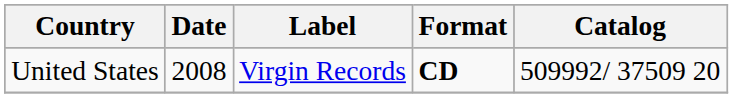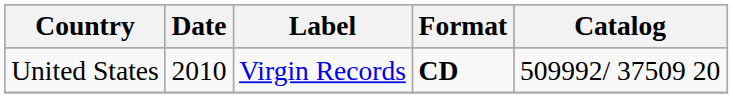(199, 69) 2008 -> (199, 69) 2010
